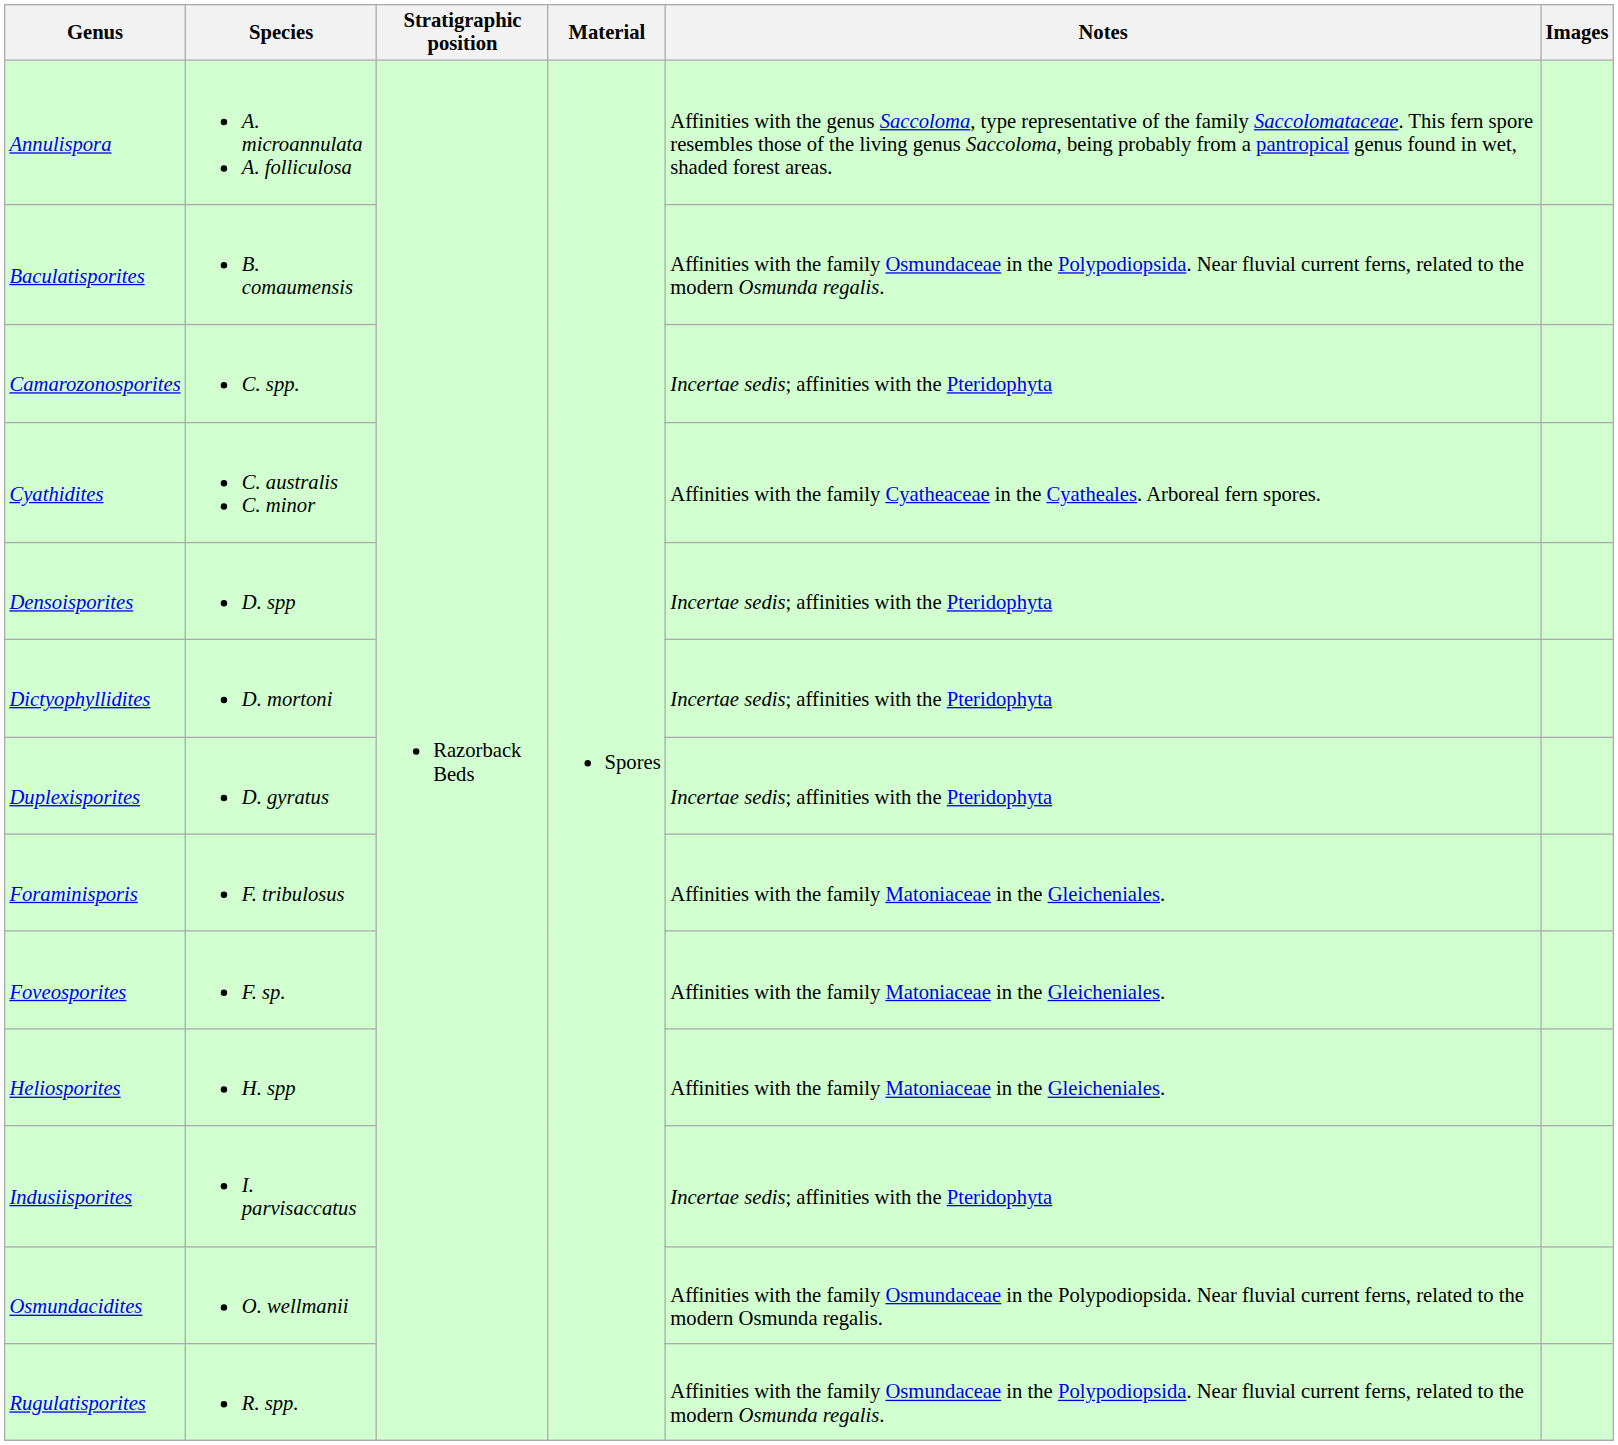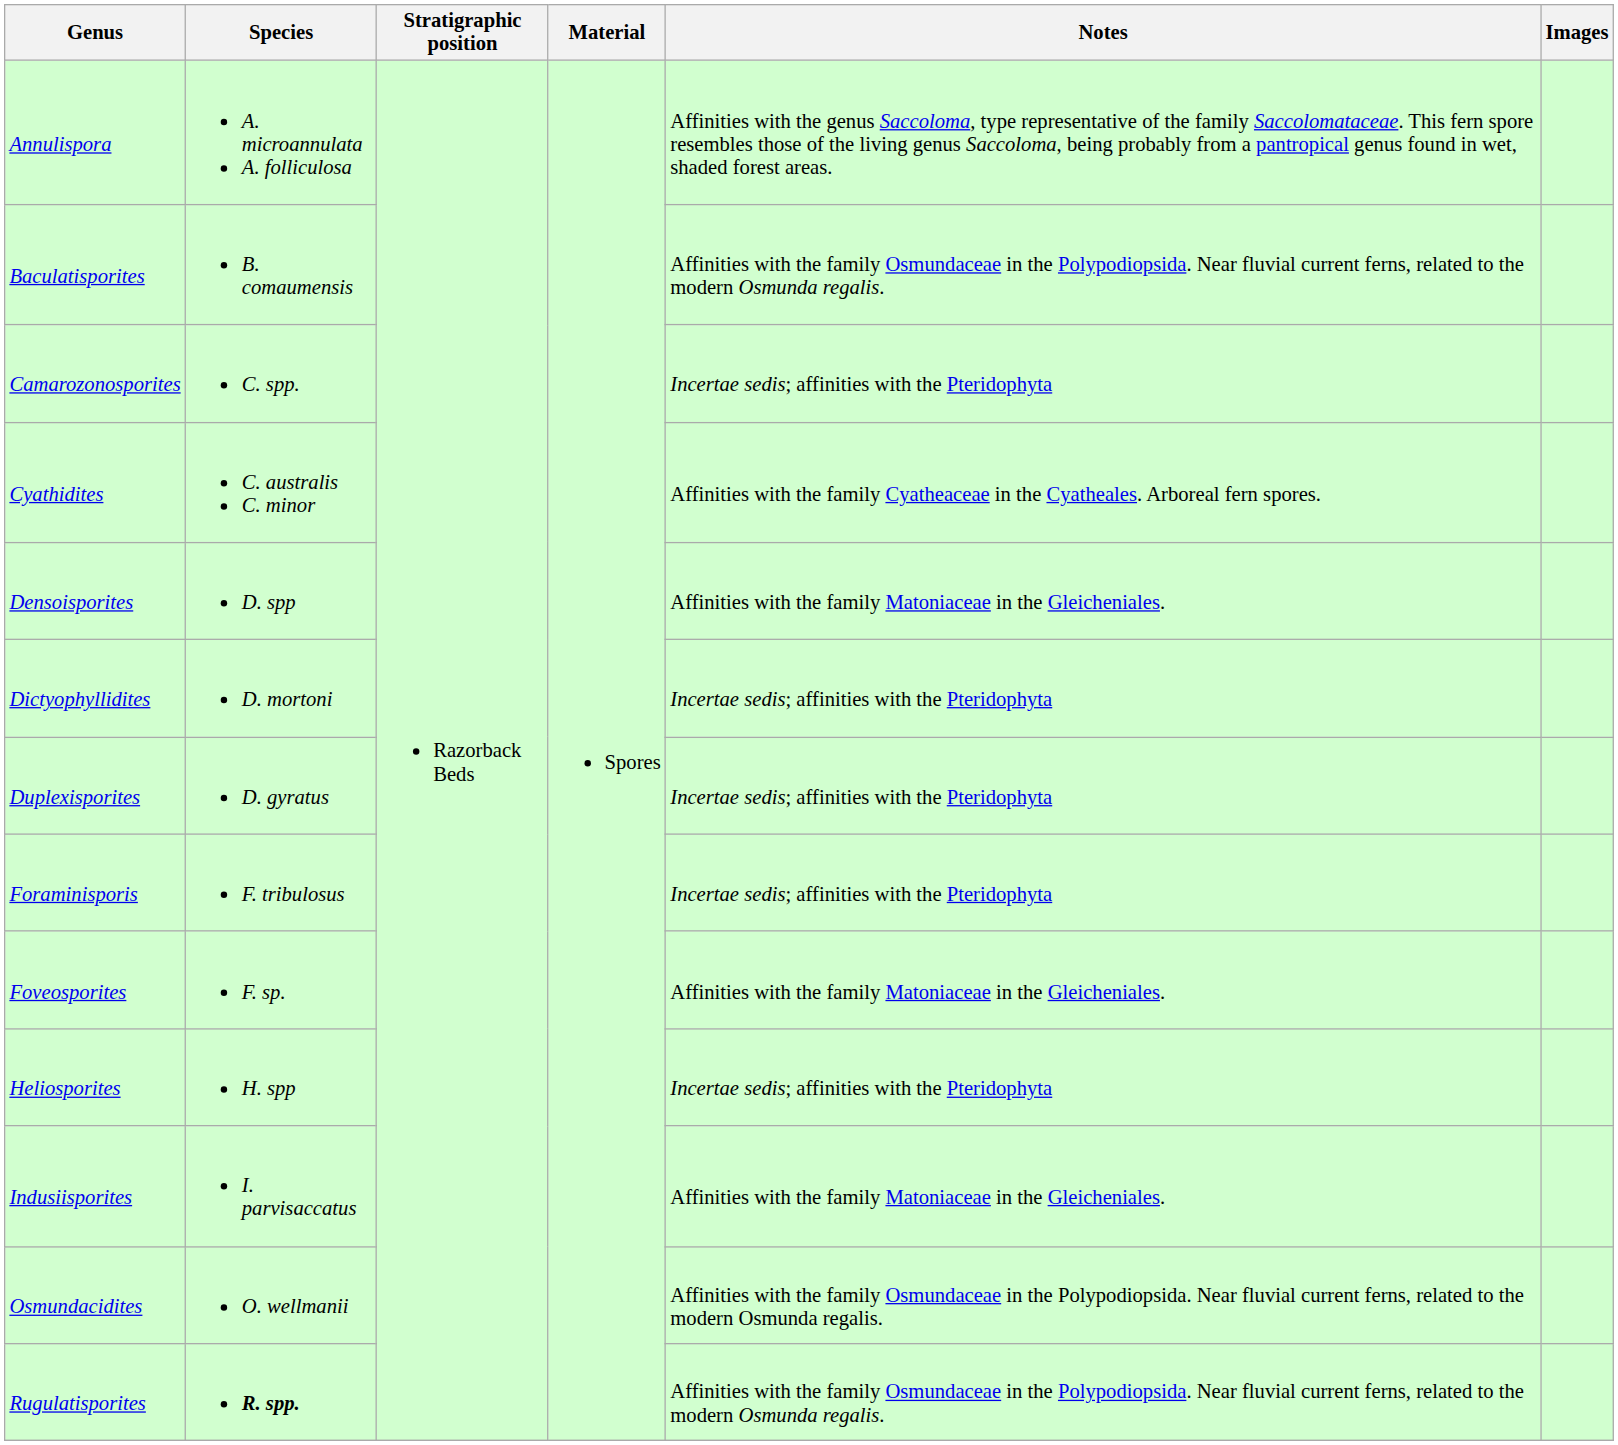(861, 602) Incertae sedis; affinities with the Pteridophyta -> (918, 602) Affinities with the family Matoniaceae in the Gleicheniales.
(918, 894) Affinities with the family Matoniaceae in the Gleicheniales. -> (861, 894) Incertae sedis; affinities with the Pteridophyta
(918, 1088) Affinities with the family Matoniaceae in the Gleicheniales. -> (861, 1088) Incertae sedis; affinities with the Pteridophyta
(861, 1197) Incertae sedis; affinities with the Pteridophyta -> (918, 1197) Affinities with the family Matoniaceae in the Gleicheniales.
(281, 1404) normal -> (281, 1404) bold
